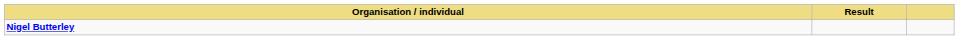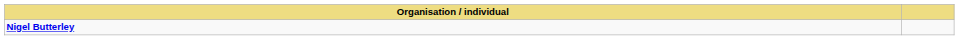- column: (859, 12)
